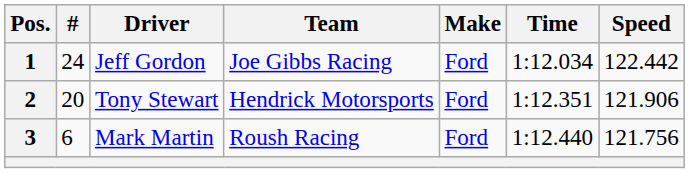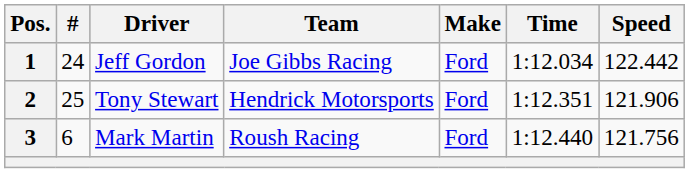(73, 99) 20 -> (73, 99) 25
